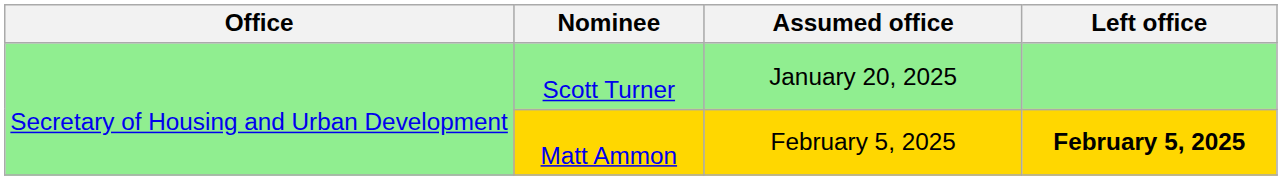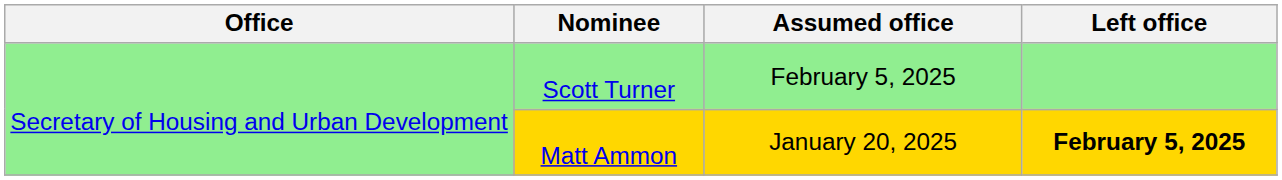(863, 76) January 20, 2025 -> (863, 76) February 5, 2025
(863, 141) February 5, 2025 -> (863, 141) January 20, 2025
